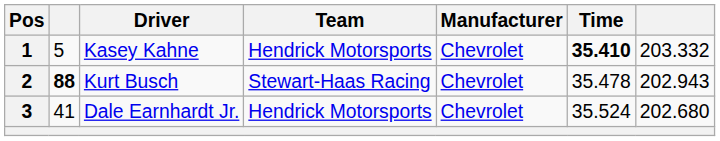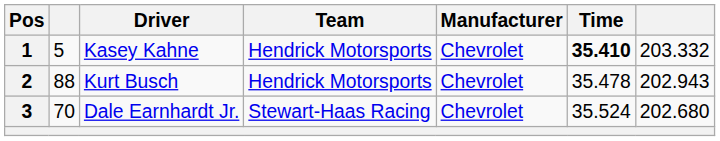(64, 81) bold -> (64, 81) normal
(339, 81) Stewart-Haas Racing -> (340, 81) Hendrick Motorsports
(64, 112) 41 -> (64, 112) 70
(340, 112) Hendrick Motorsports -> (339, 112) Stewart-Haas Racing
